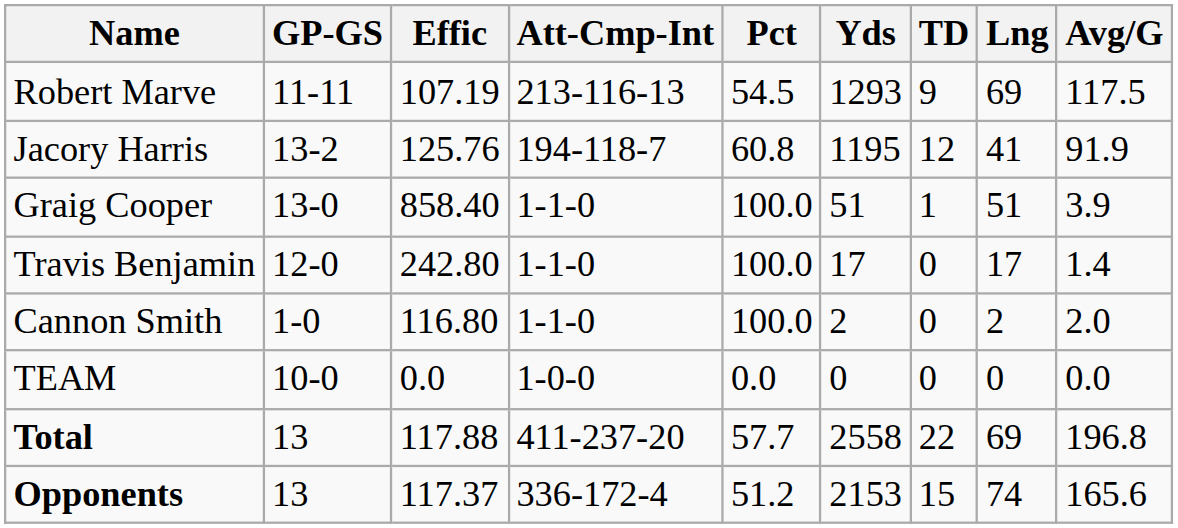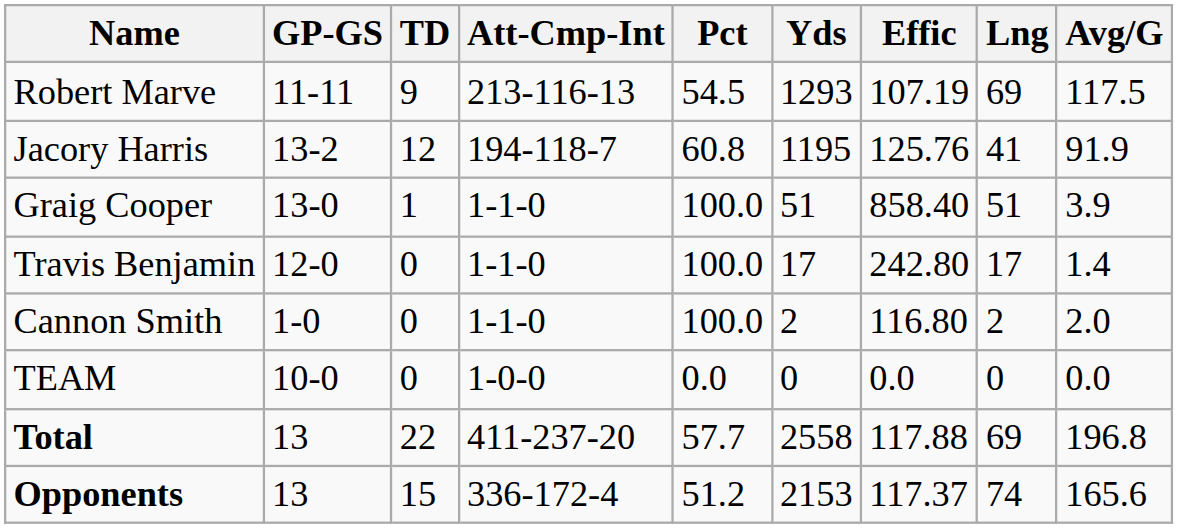columns swapped: (450, 33) <-> (944, 33)
